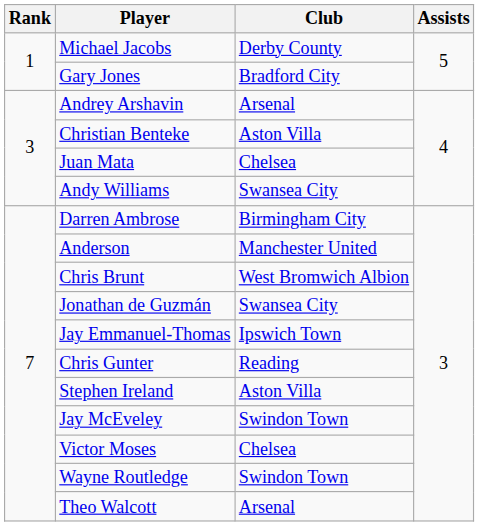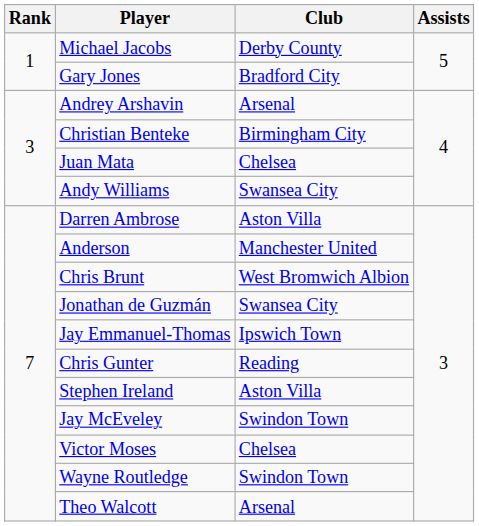(280, 133) Aston Villa -> (302, 133) Birmingham City
(302, 219) Birmingham City -> (280, 219) Aston Villa
